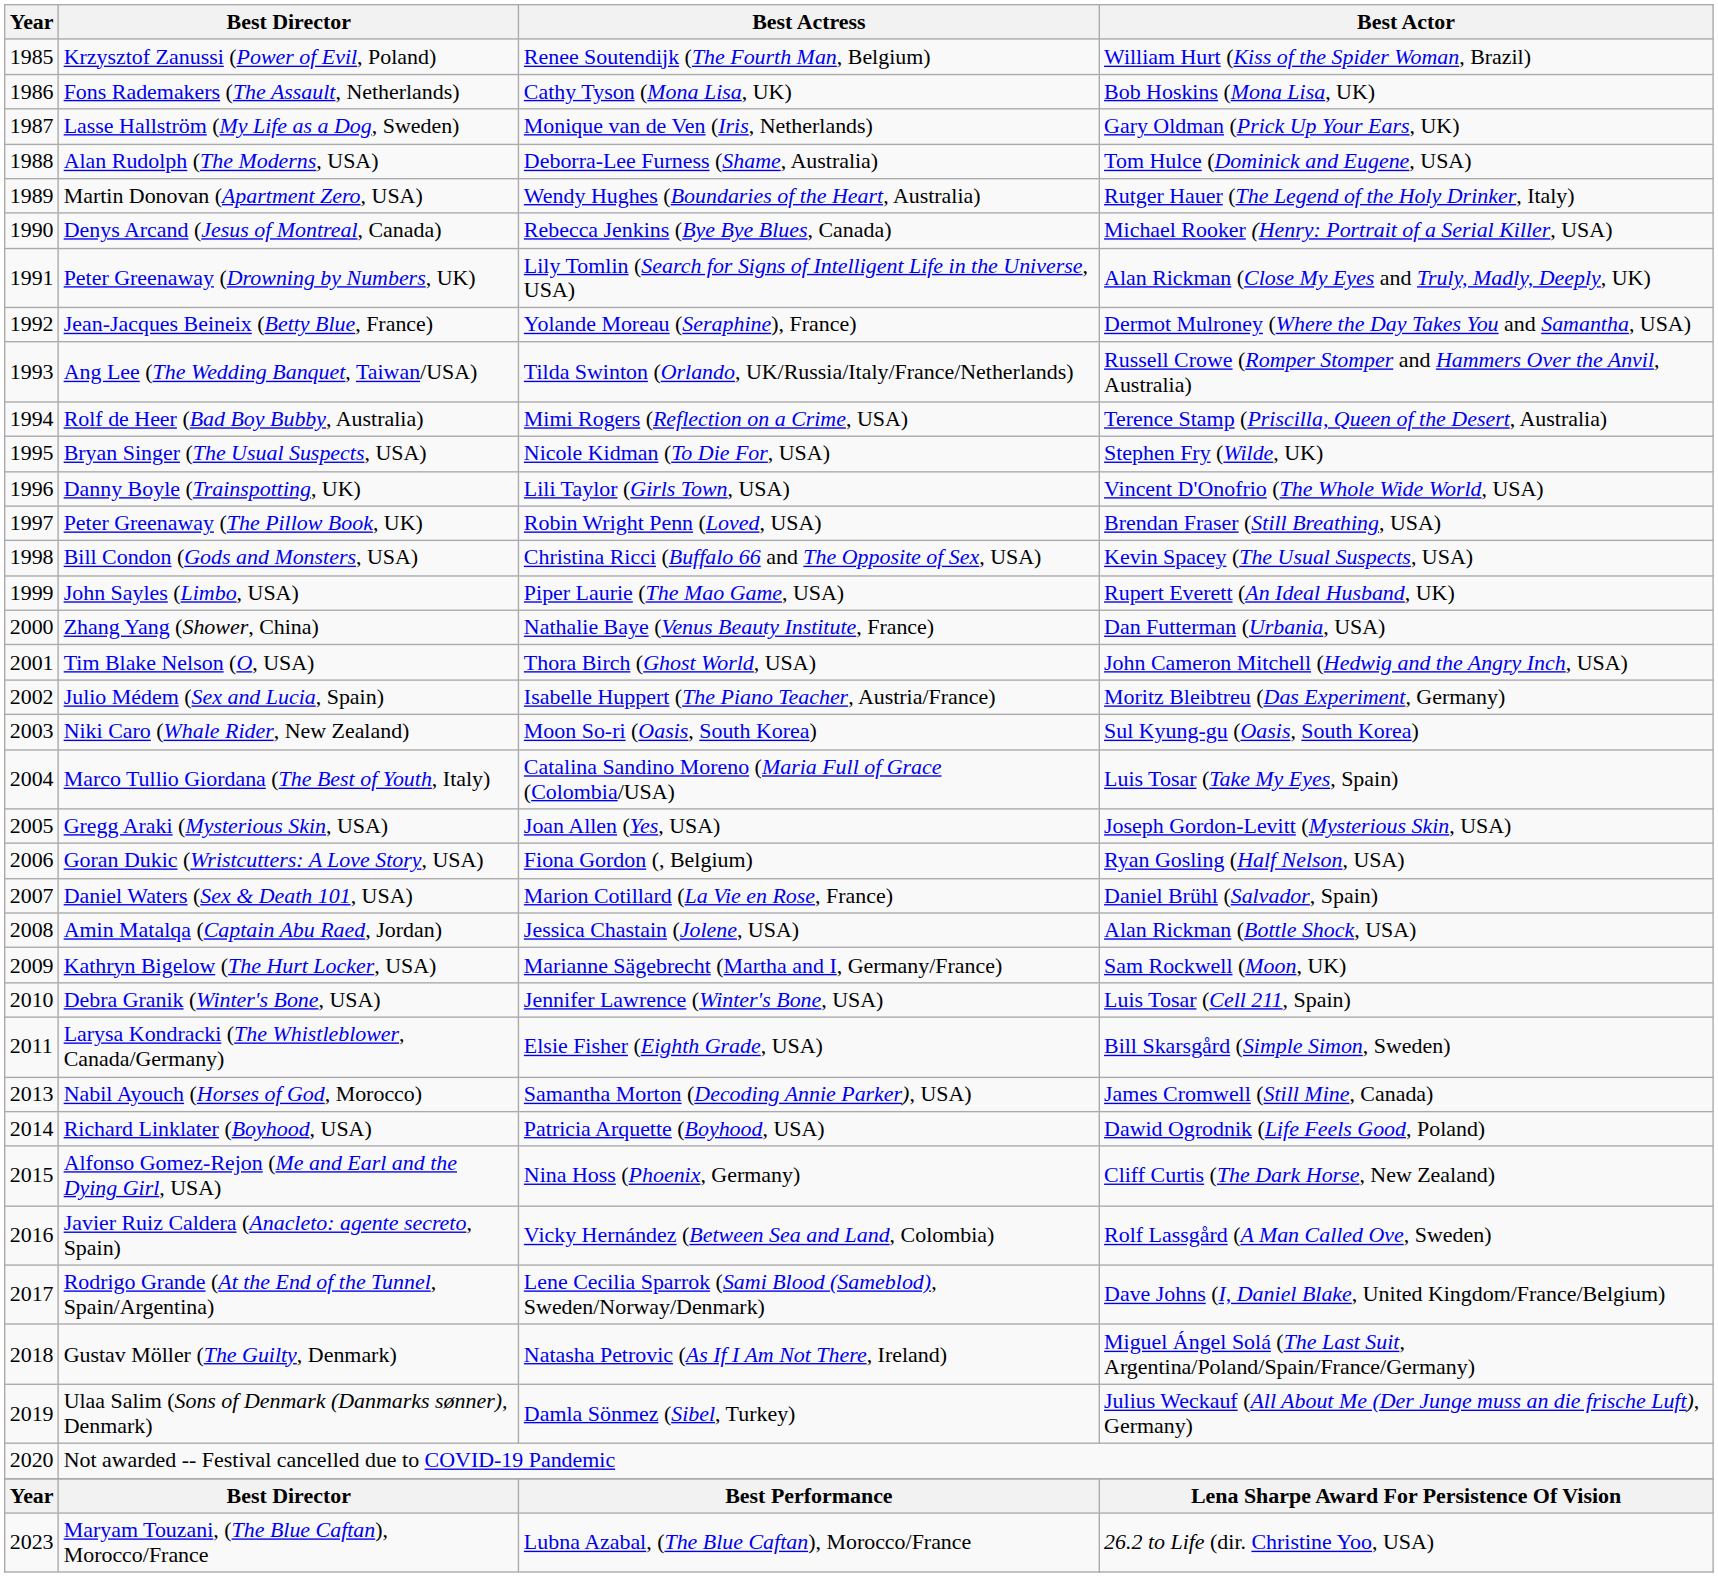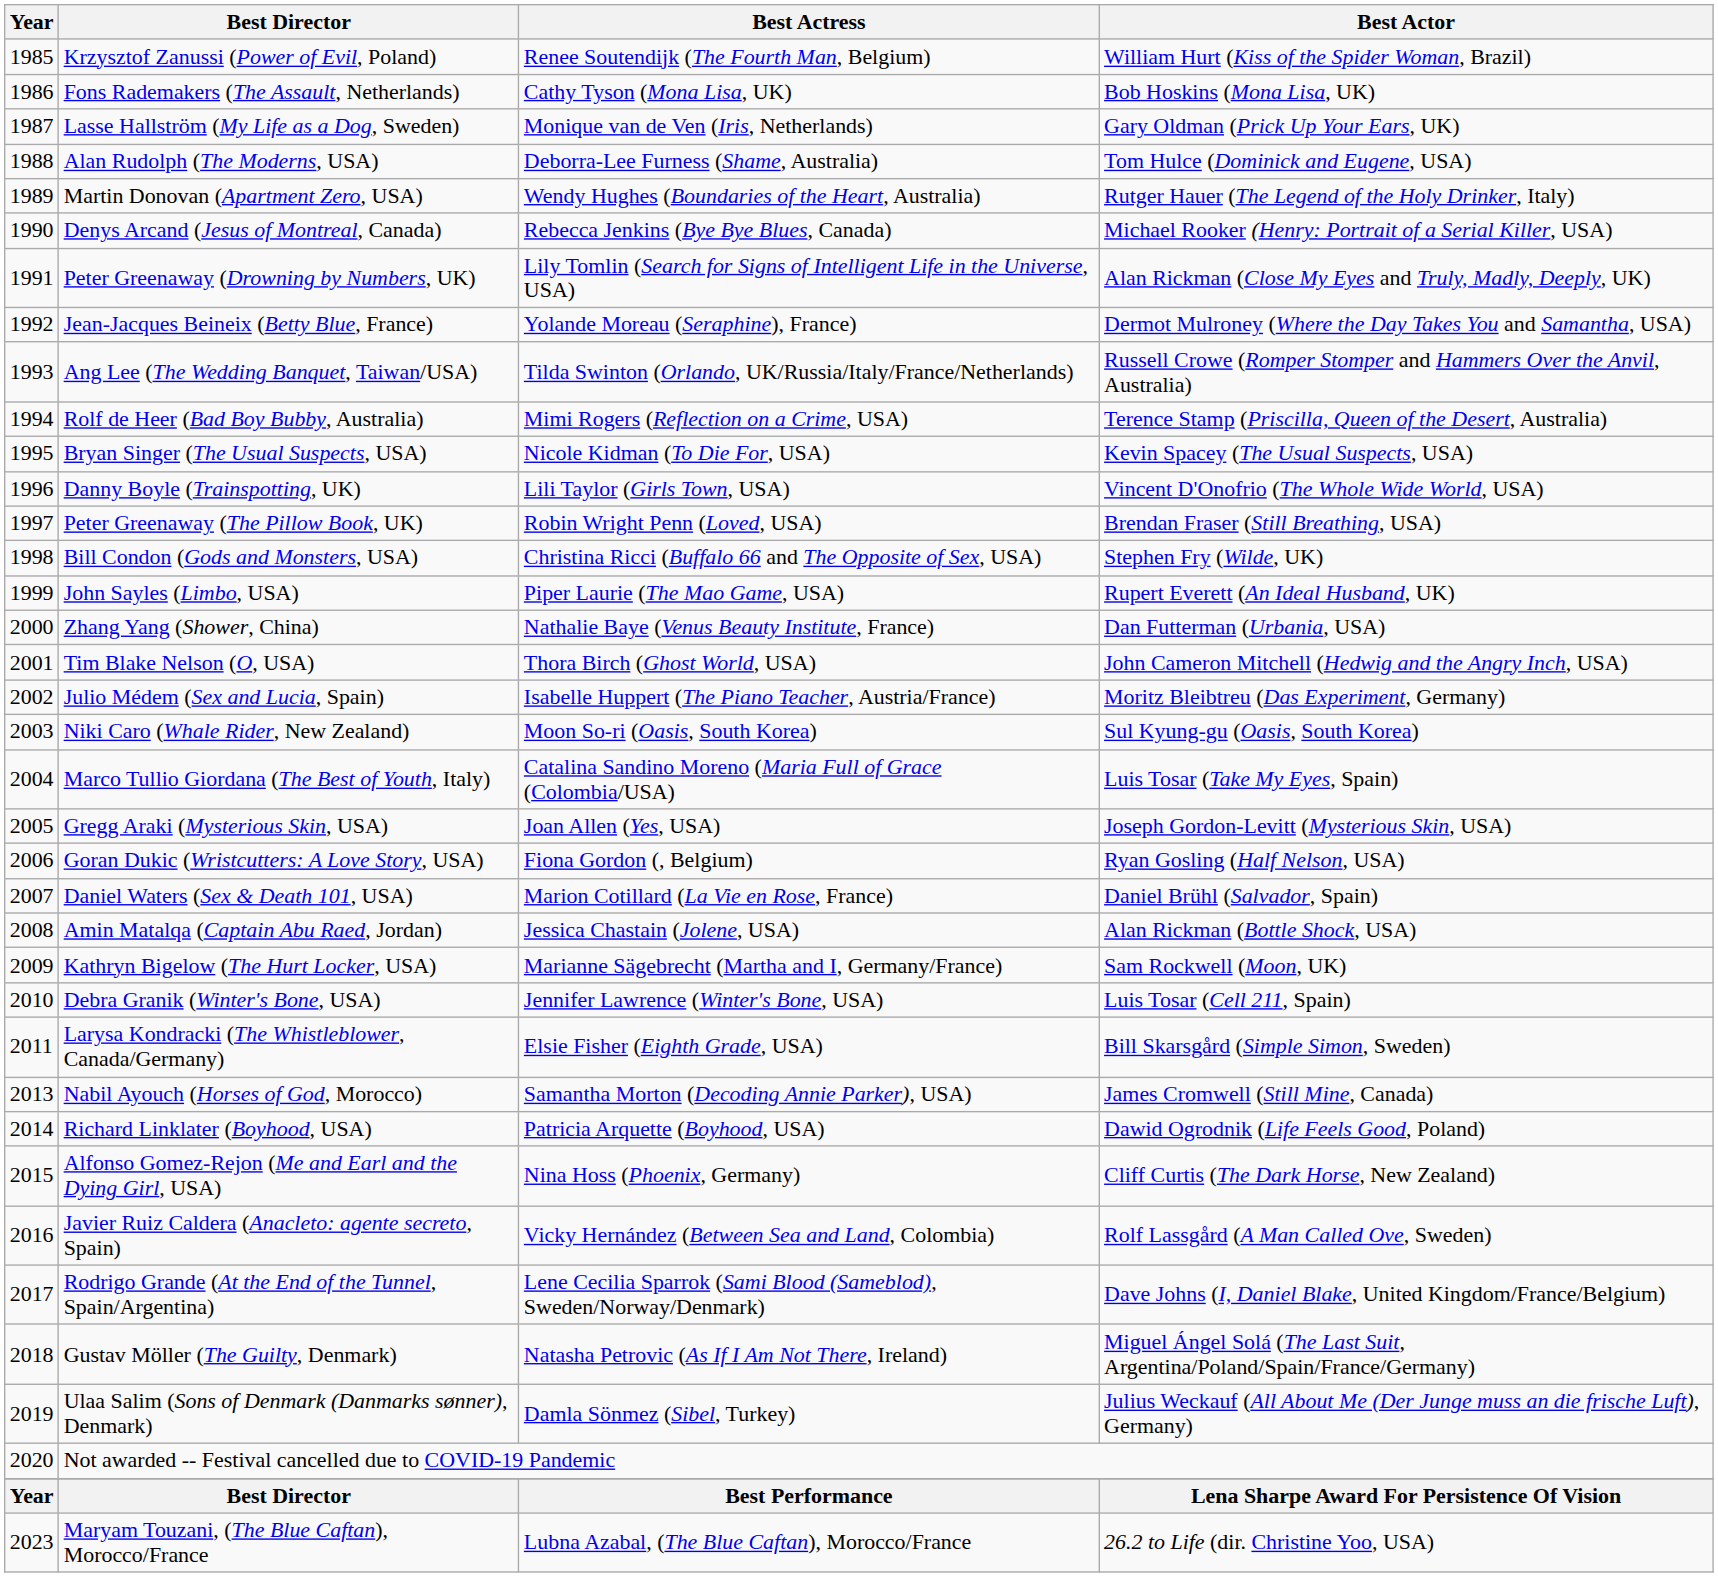(1214, 453) Stephen Fry (Wilde, UK) -> (1289, 453) Kevin Spacey (The Usual Suspects, USA)
(1289, 557) Kevin Spacey (The Usual Suspects, USA) -> (1214, 557) Stephen Fry (Wilde, UK)
